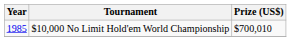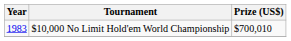(17, 28) 1985 -> (17, 28) 1983
